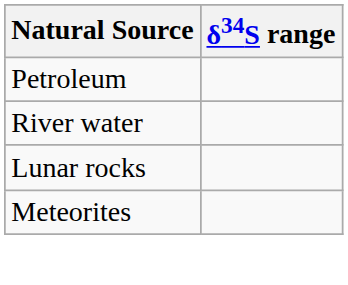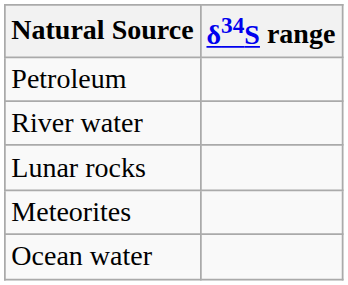+ row: (82, 256)
